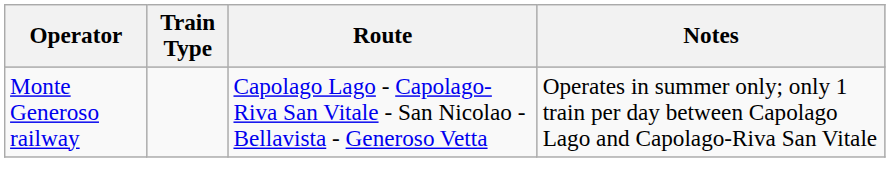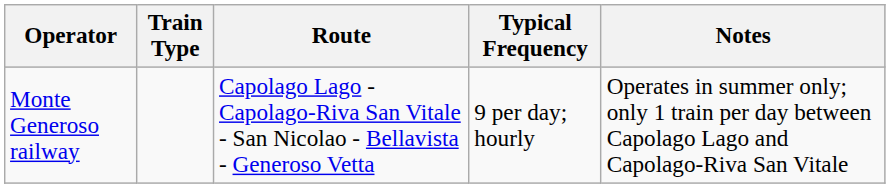+ column: (535, 35)
